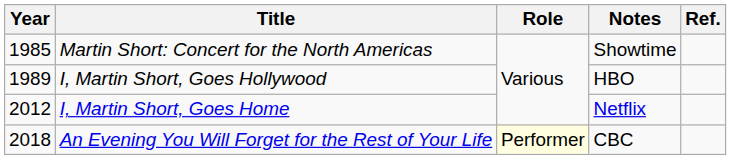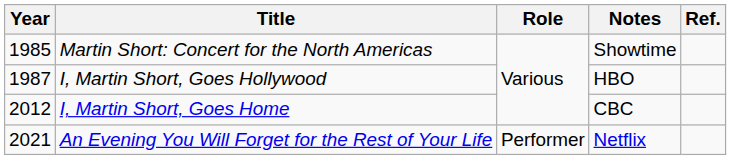(30, 79) 1989 -> (30, 79) 1987
(620, 109) Netflix -> (613, 109) CBC
(30, 139) 2018 -> (30, 139) 2021
(543, 139) lightyellow background -> (543, 139) no background
(613, 139) CBC -> (620, 139) Netflix
